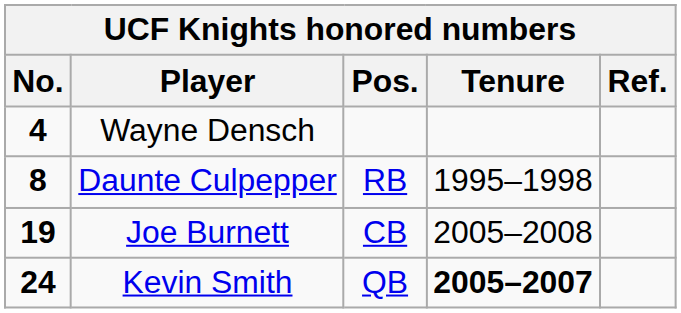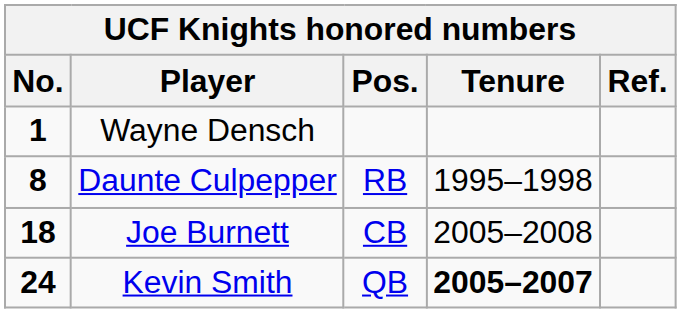(38, 130) 4 -> (38, 130) 1
(38, 231) 19 -> (38, 231) 18
